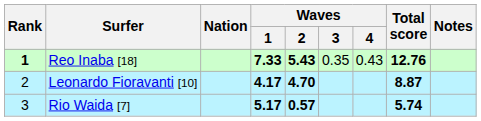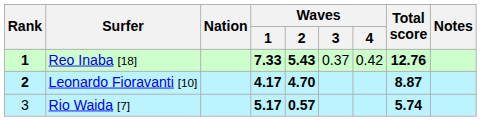(336, 60) 0.35 -> (336, 60) 0.37
(369, 60) 0.43 -> (369, 60) 0.42
(25, 82) normal -> (25, 82) bold
